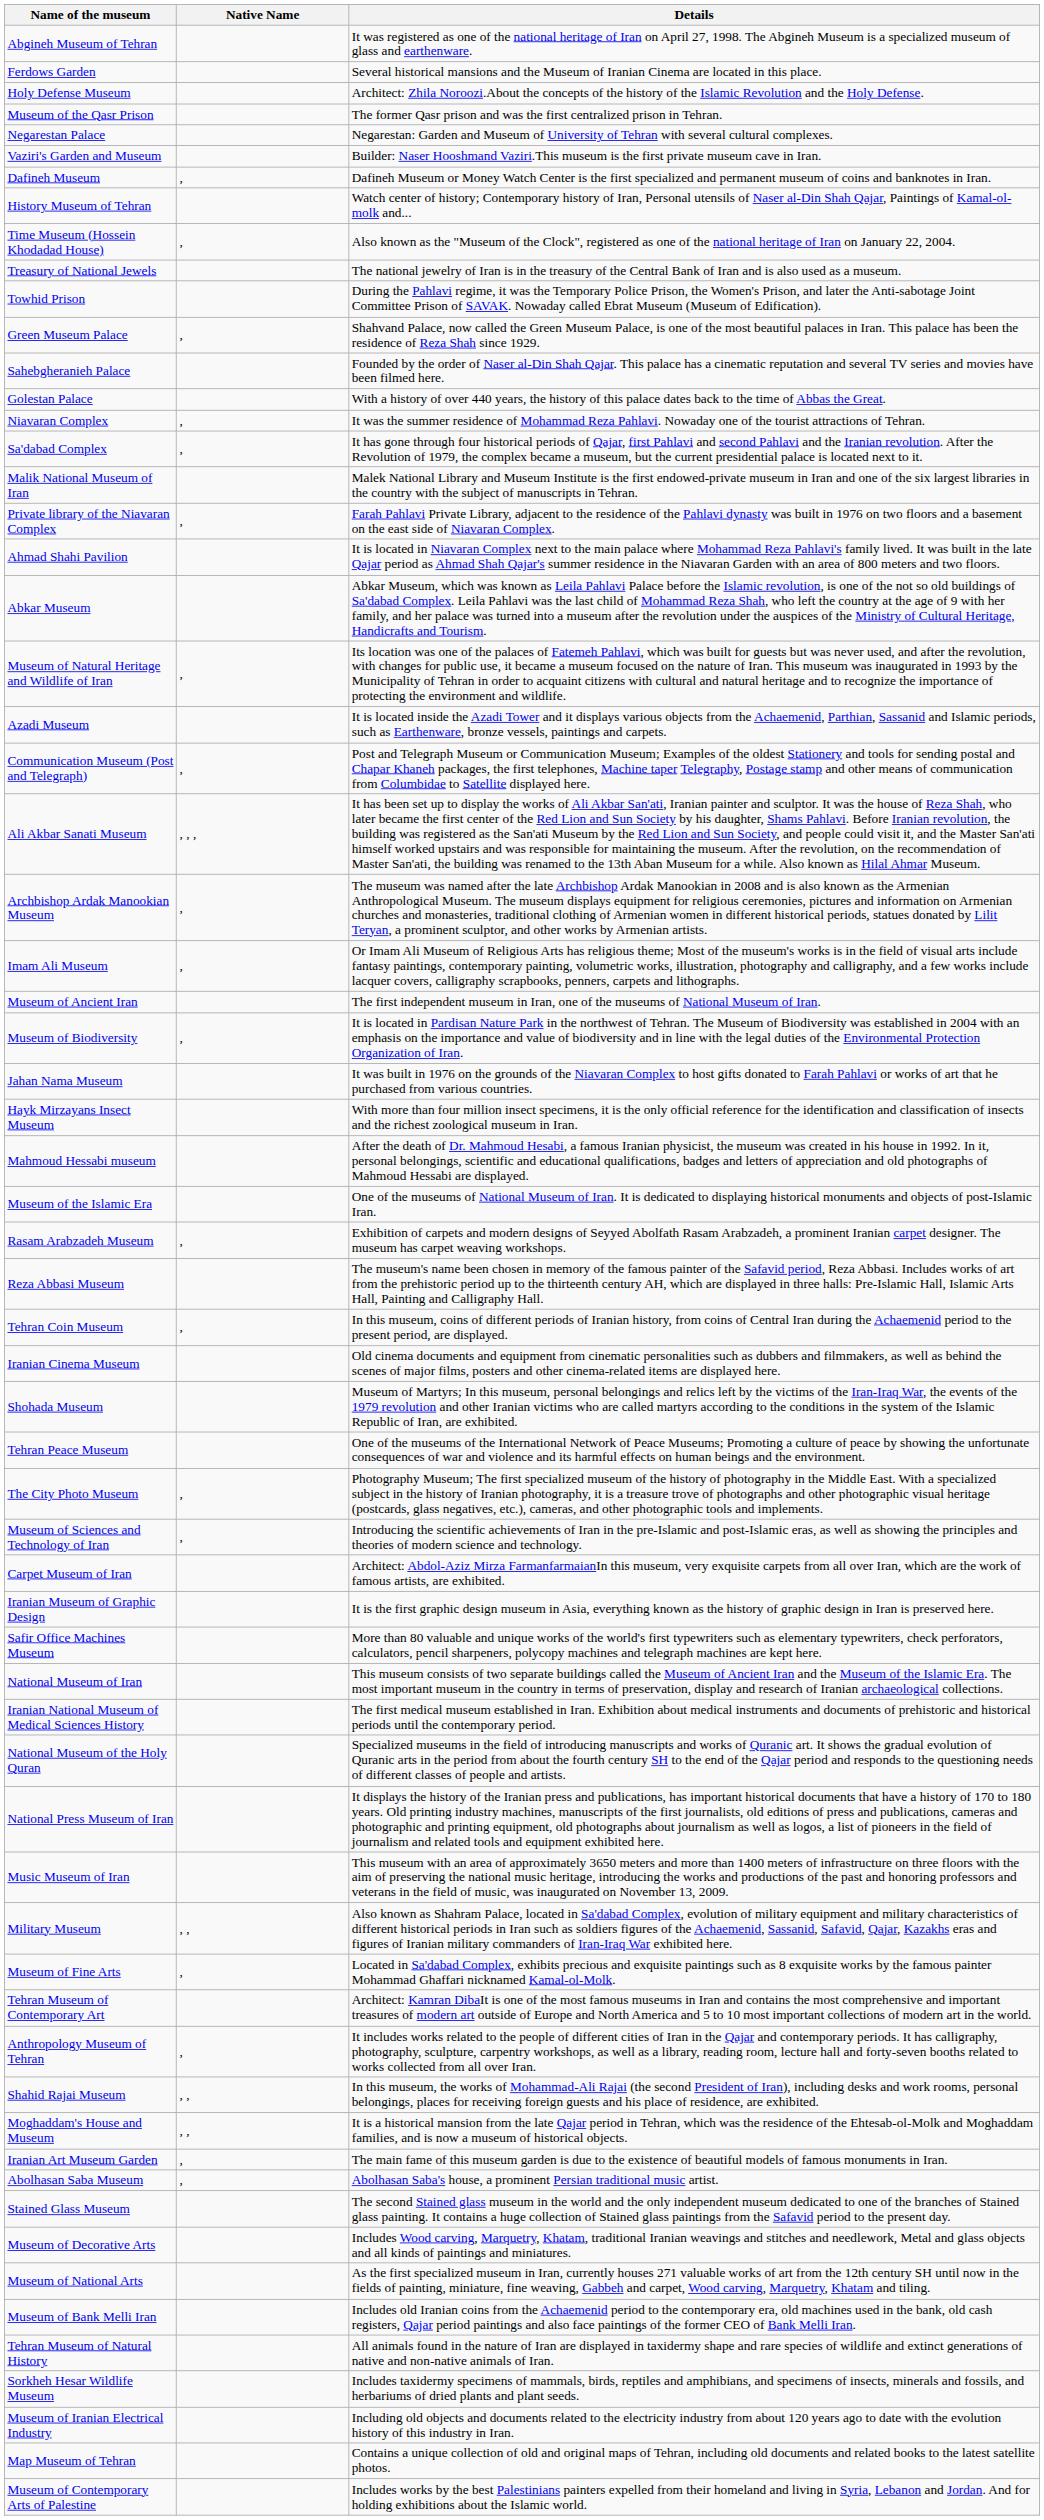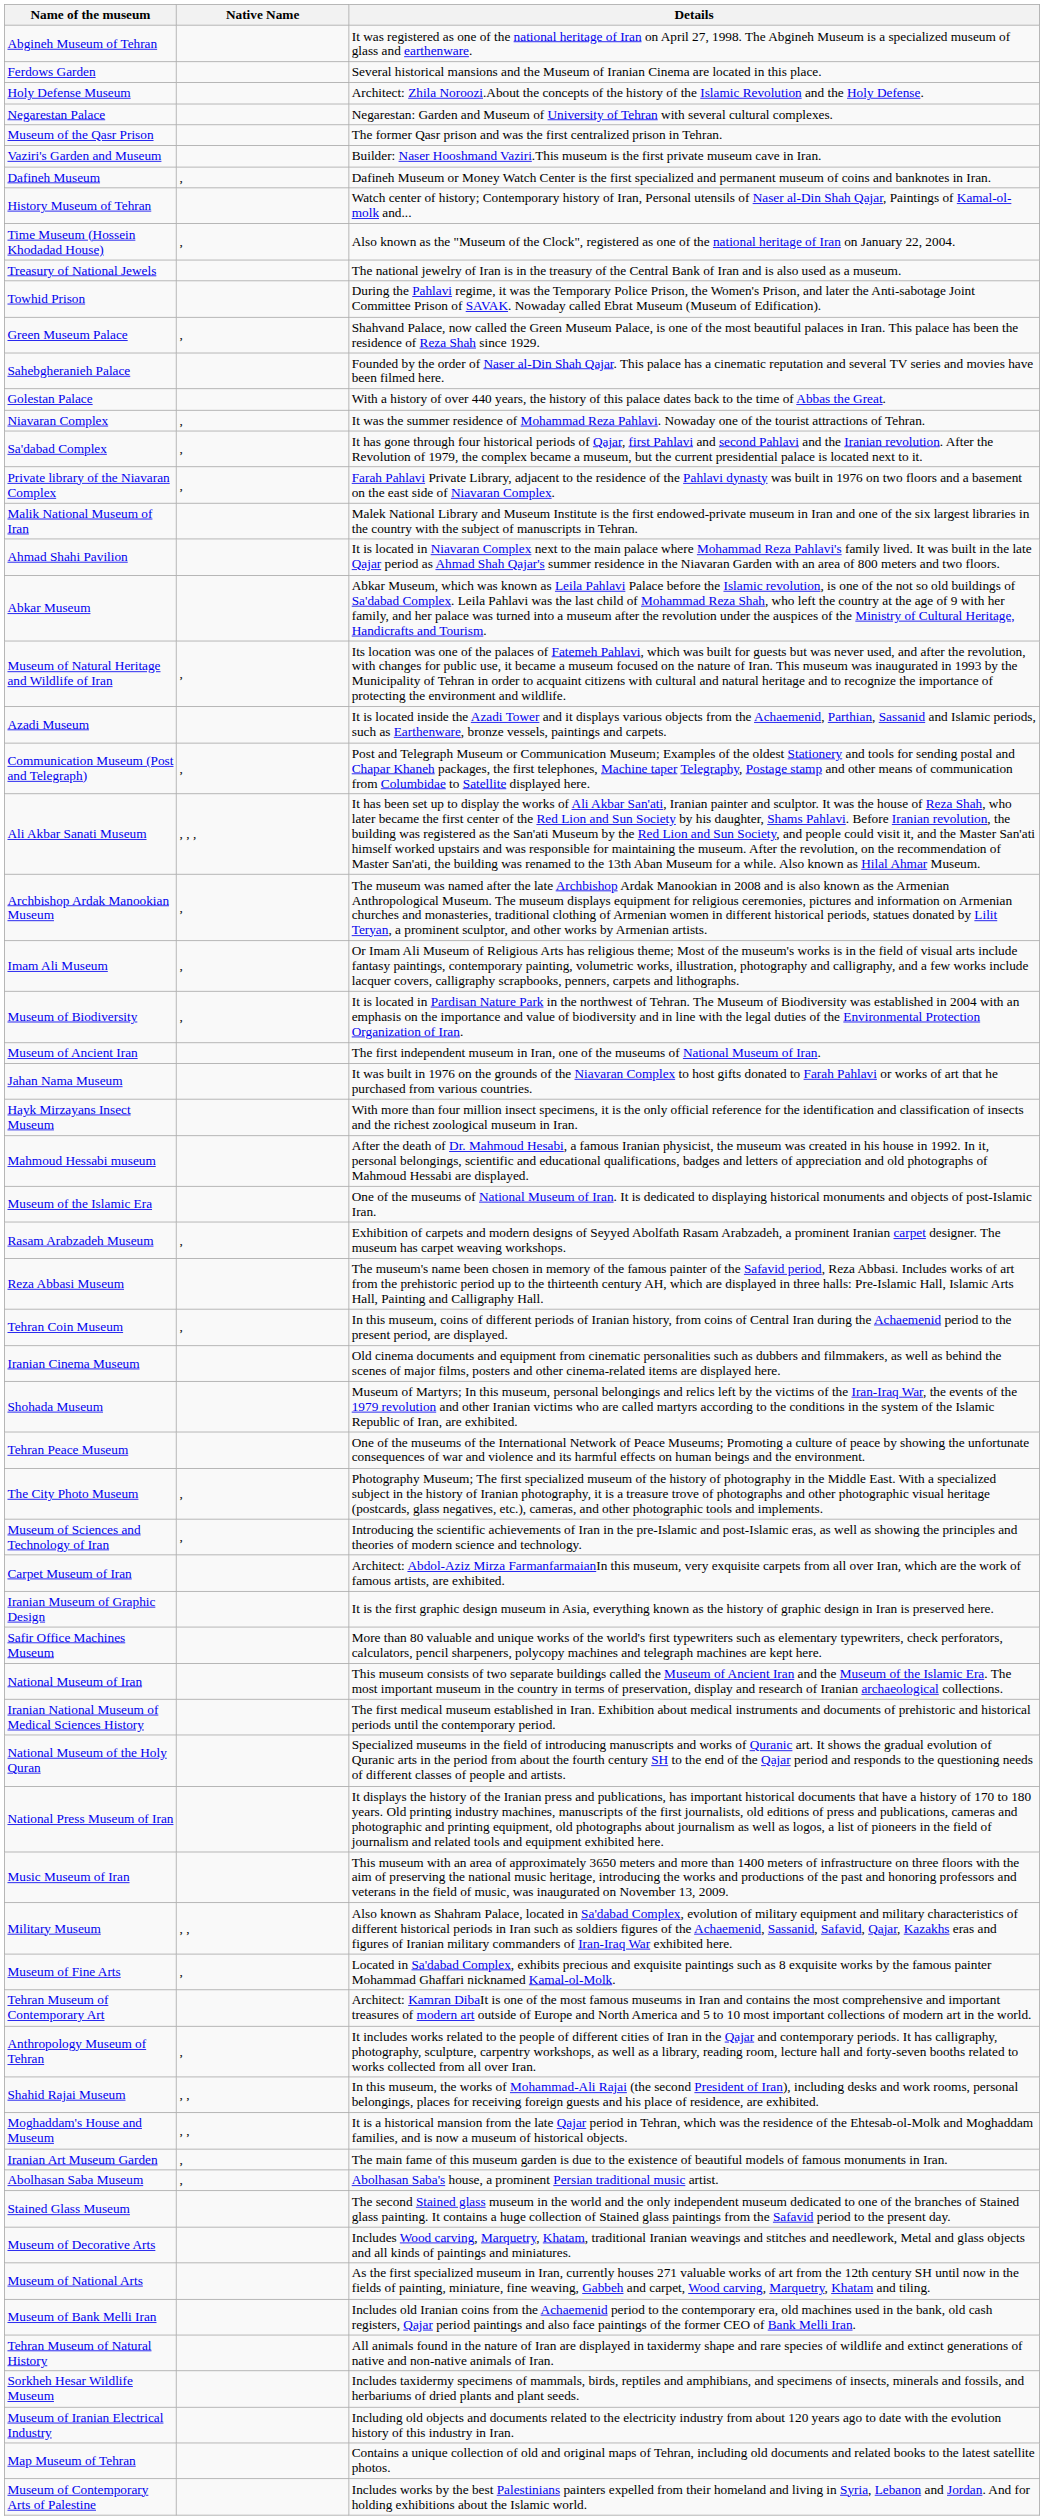rows swapped: (56, 135) <-> (81, 114)
rows swapped: (89, 521) <-> (80, 485)
rows swapped: (73, 1002) <-> (72, 1038)
